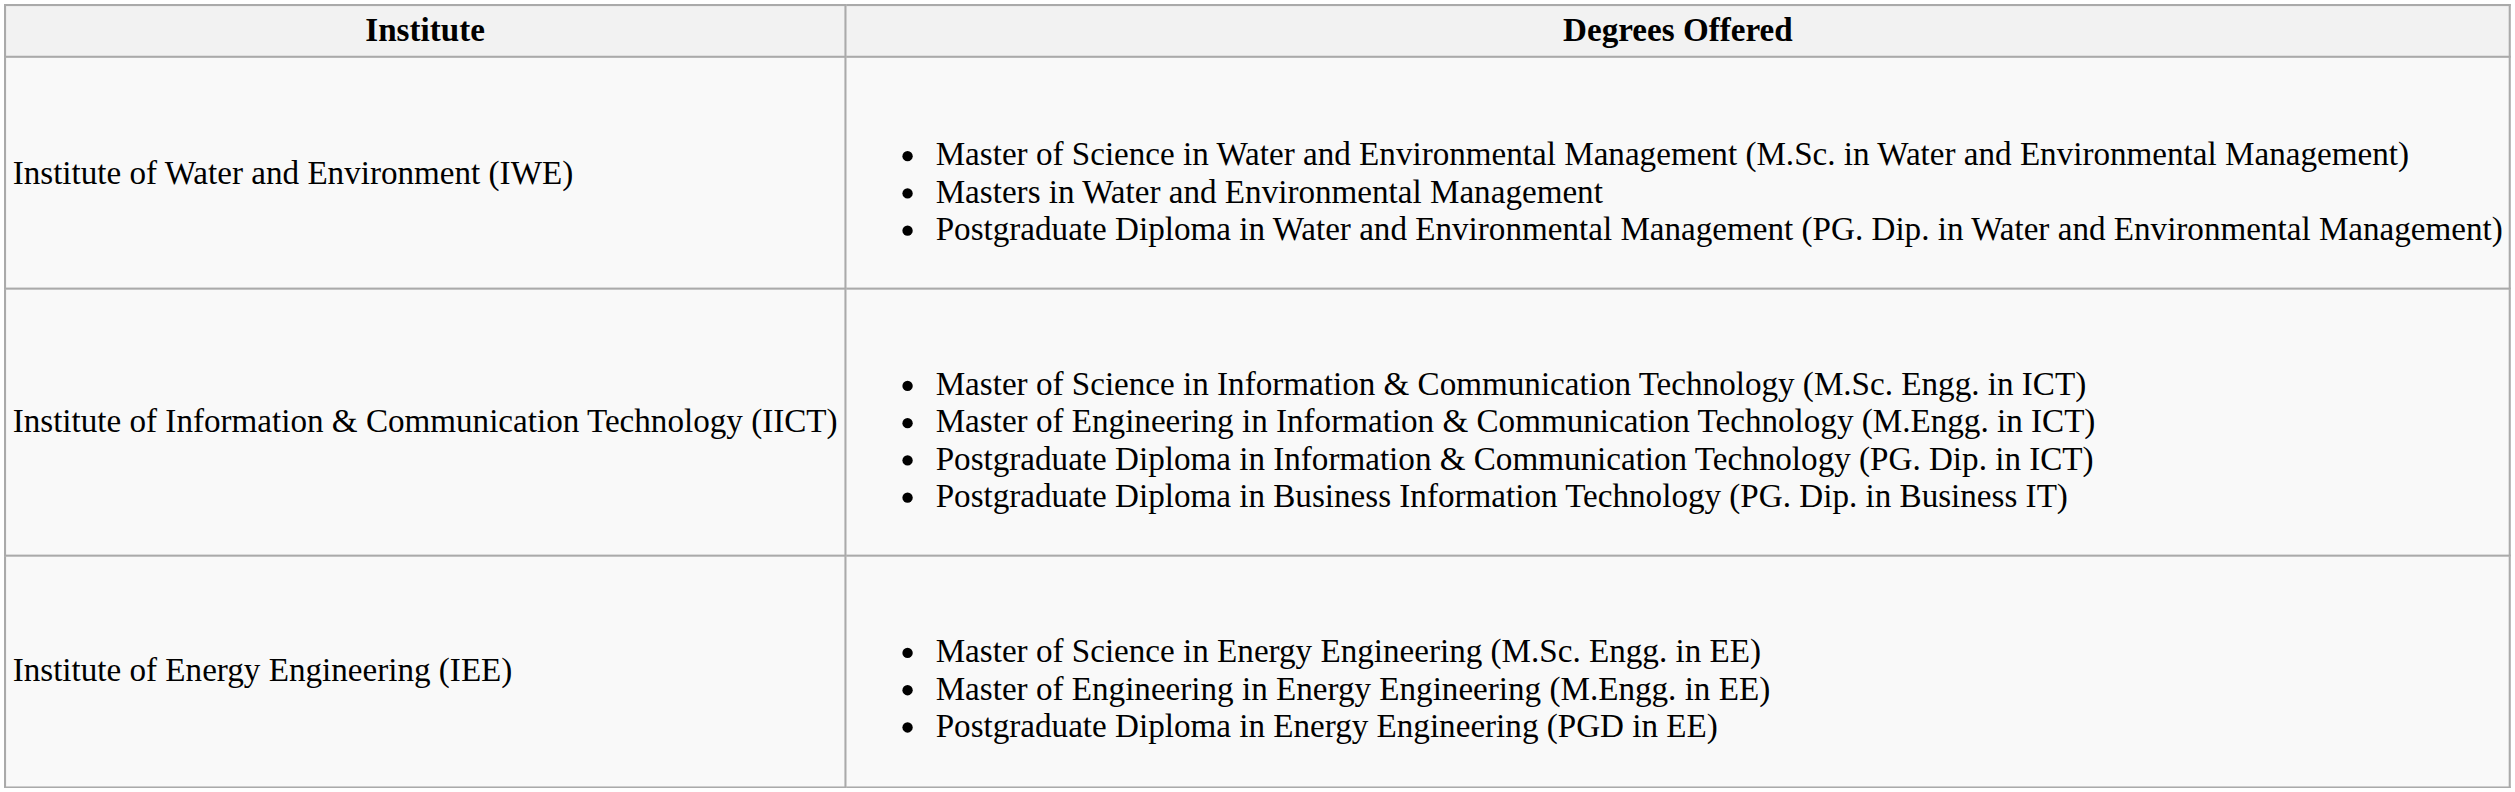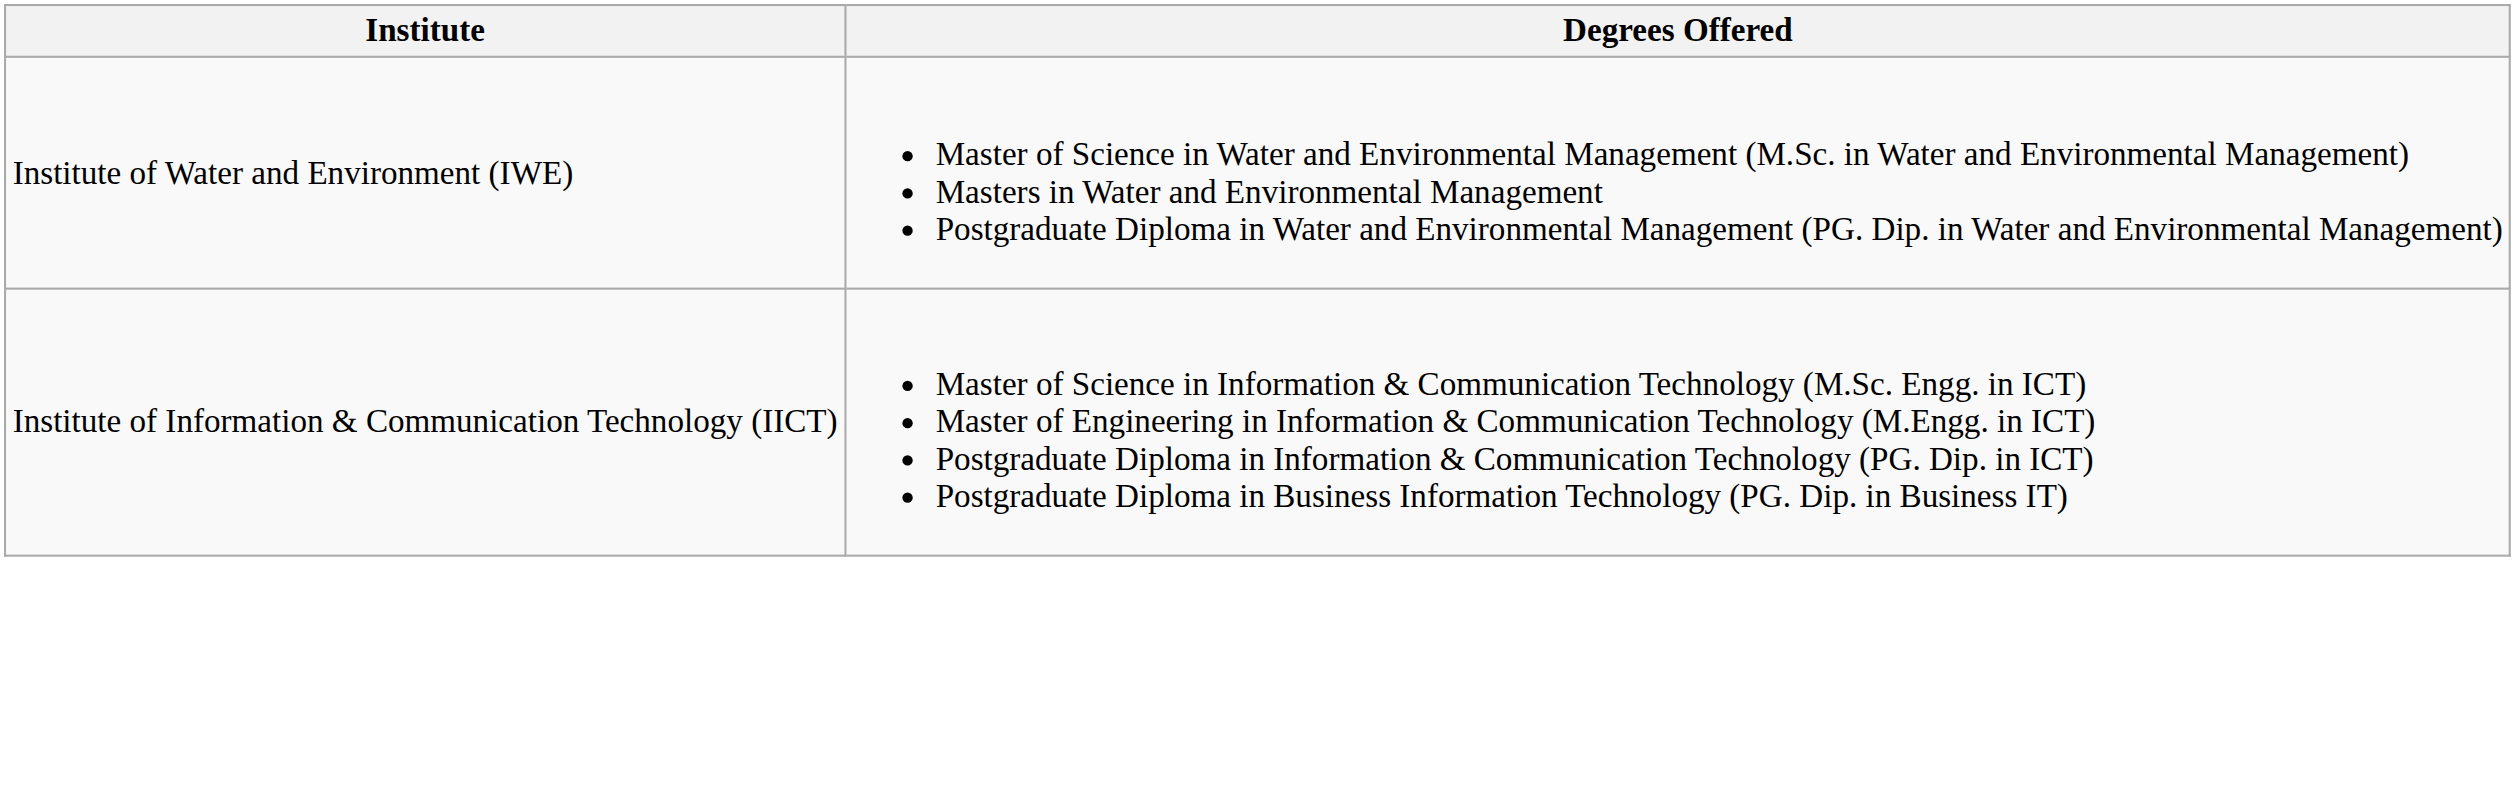- row: (263, 670)
